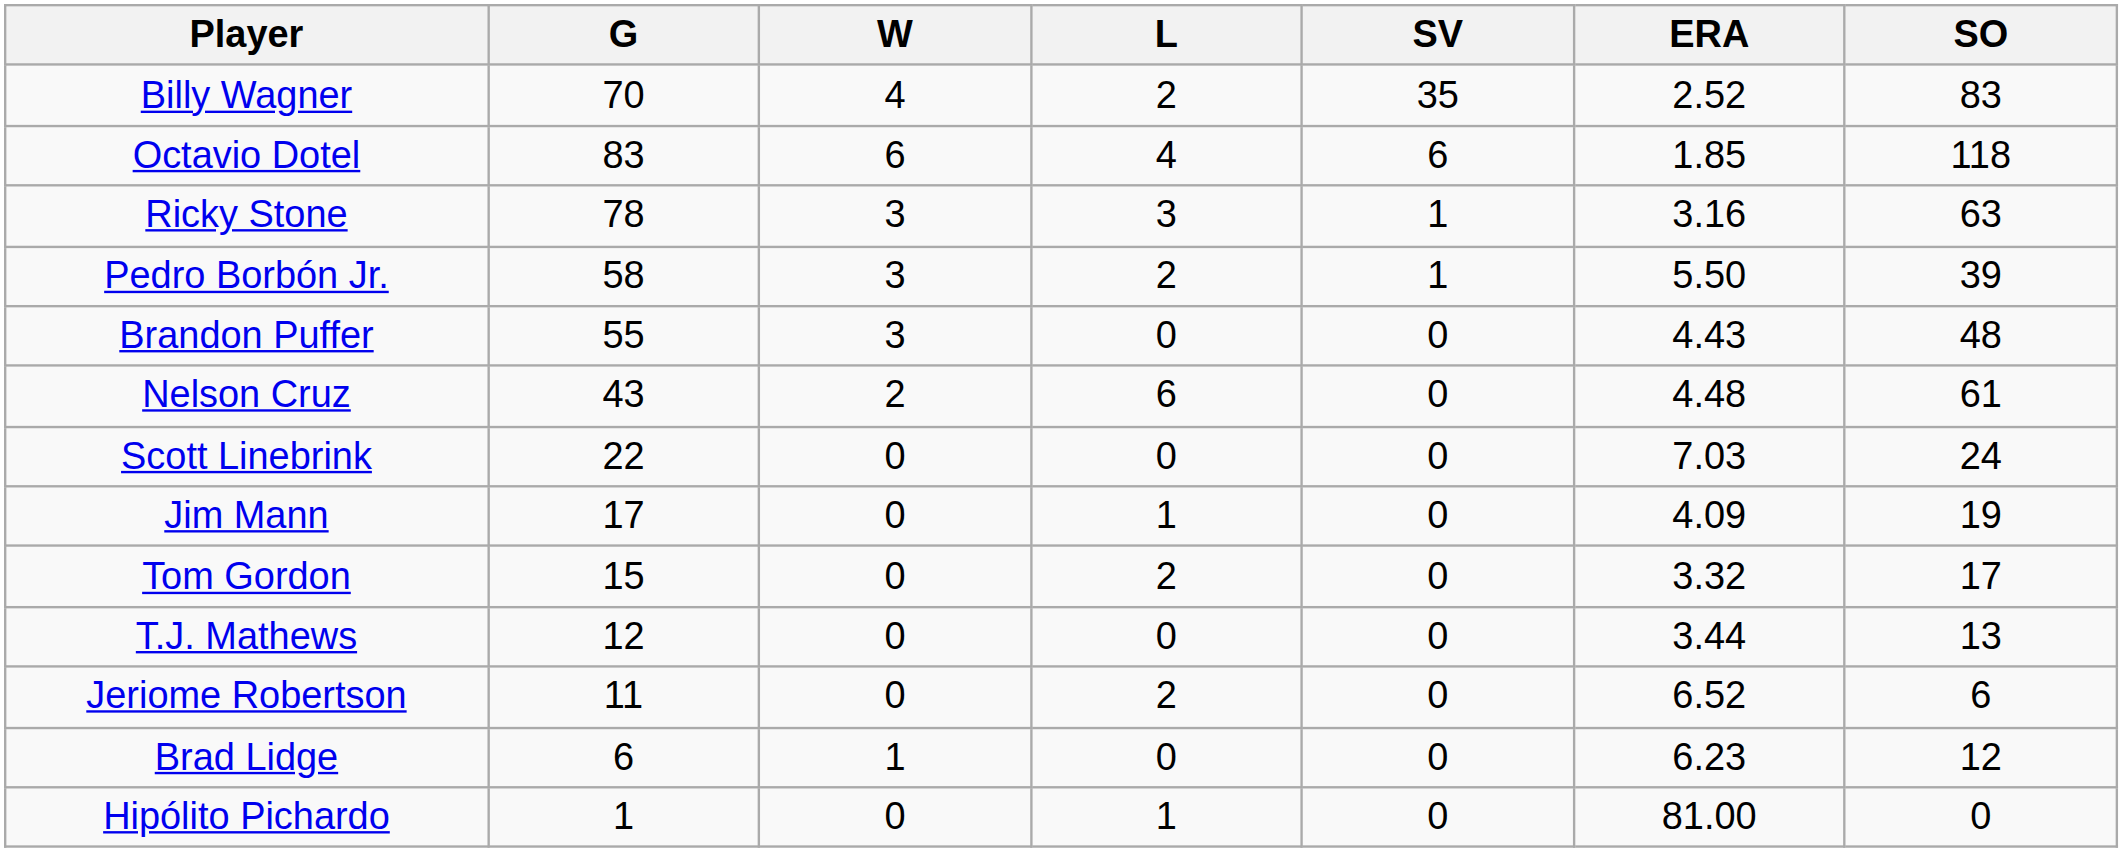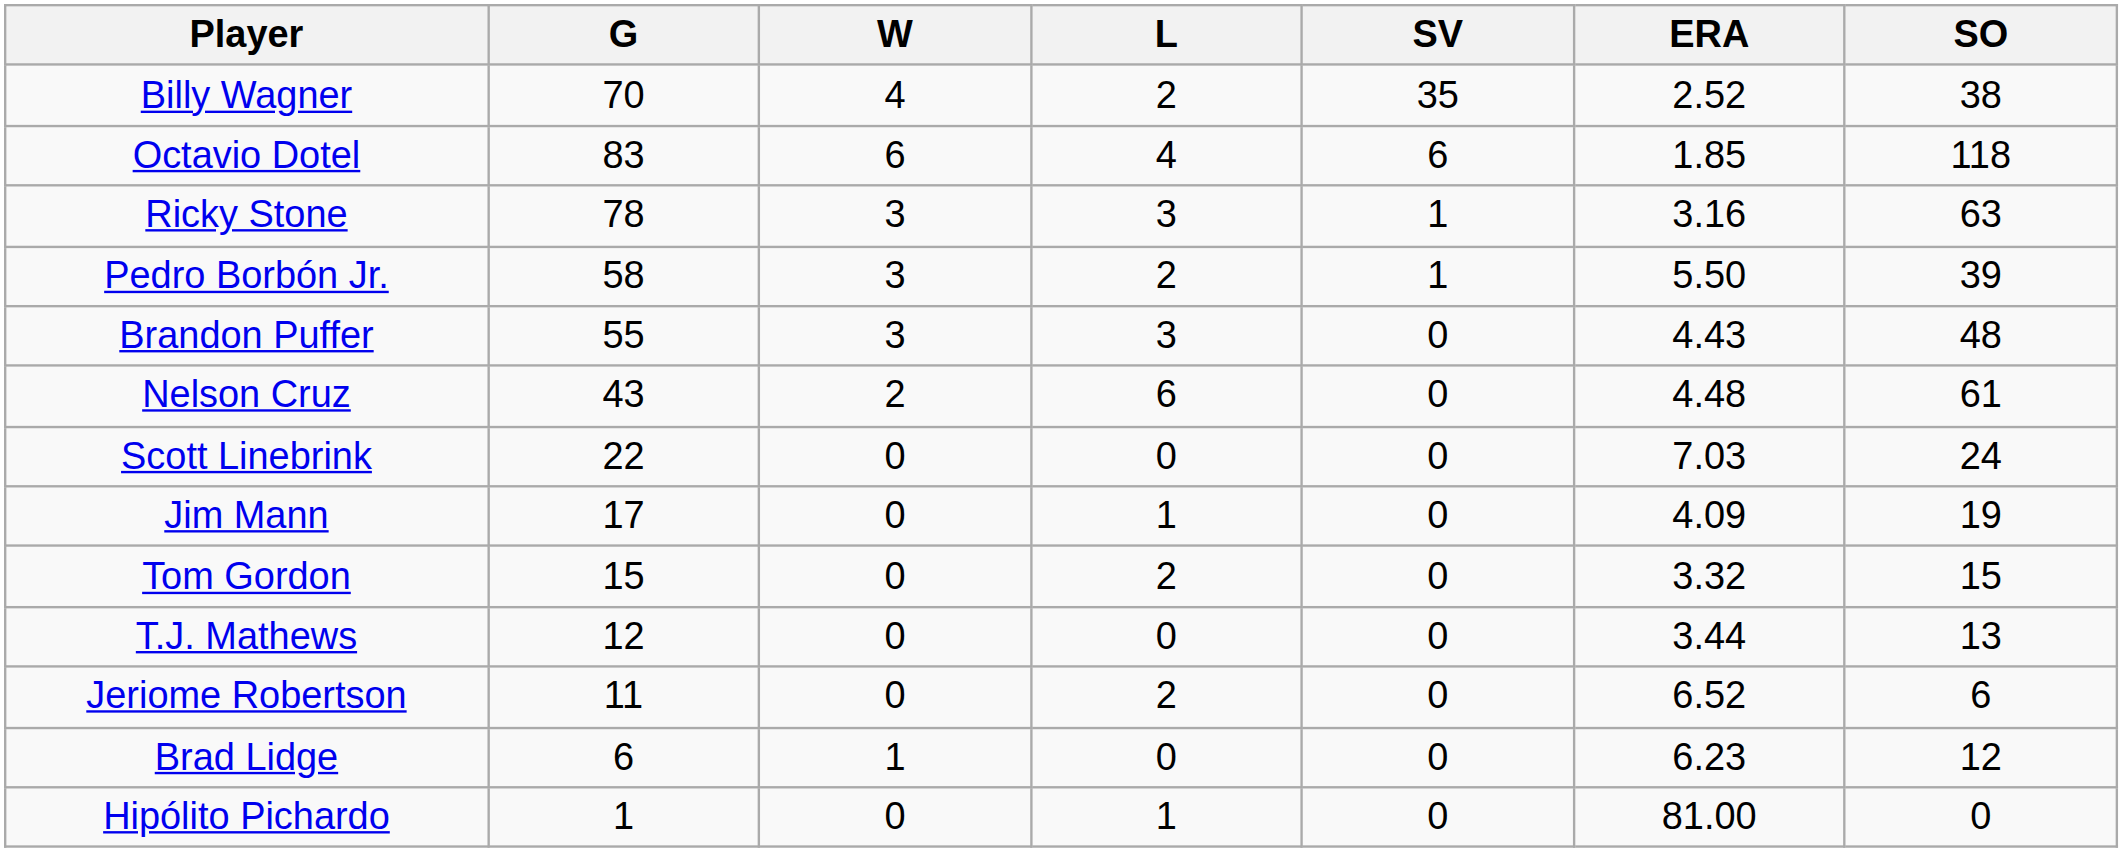(1981, 94) 83 -> (1981, 94) 38
(1166, 335) 0 -> (1166, 335) 3
(1981, 575) 17 -> (1981, 575) 15
